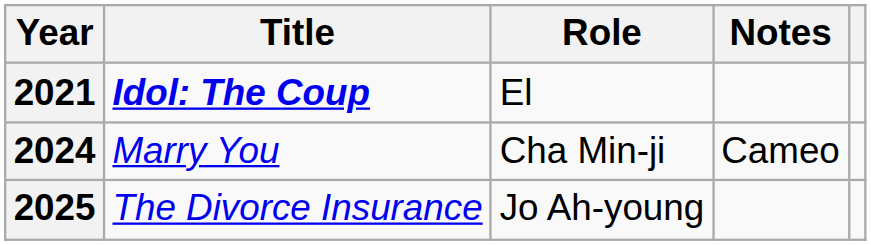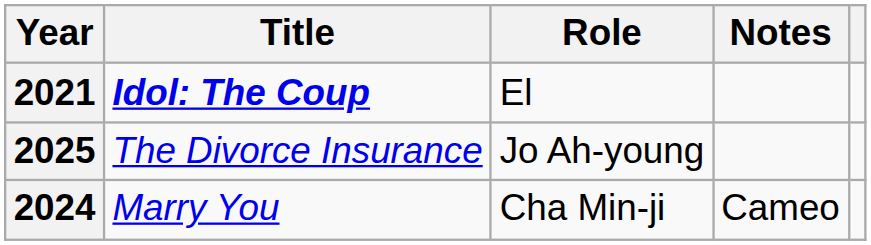rows swapped: (55, 150) <-> (55, 208)
